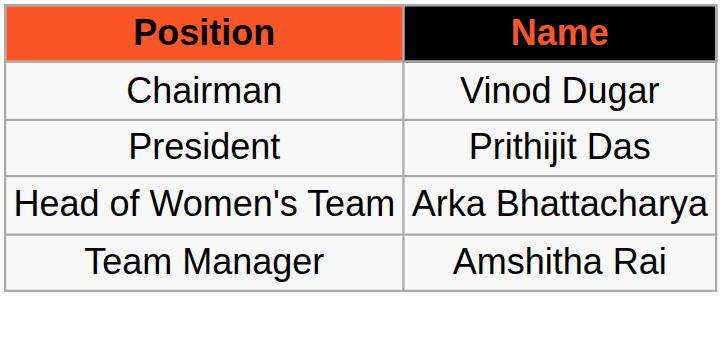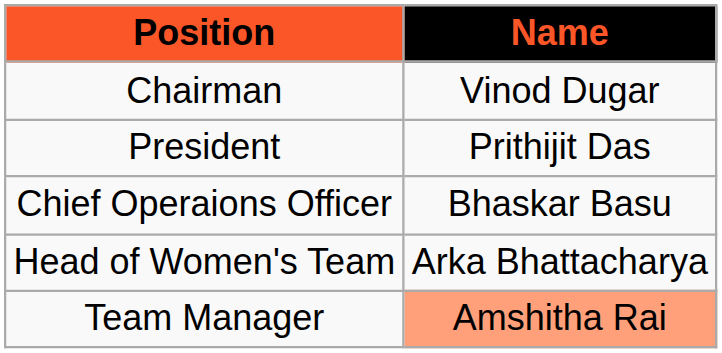+ row: (204, 204)
(560, 261) no background -> (560, 318) lightsalmon background
